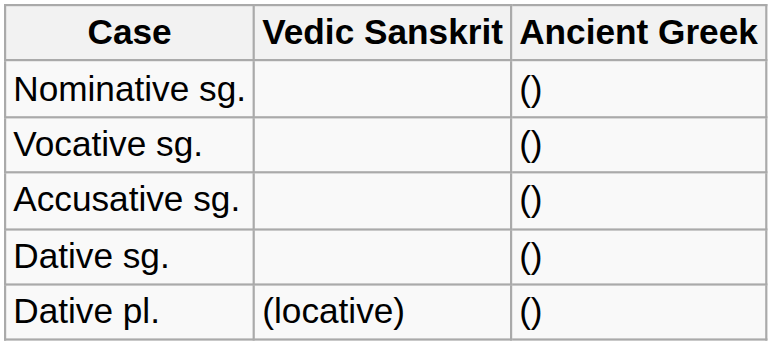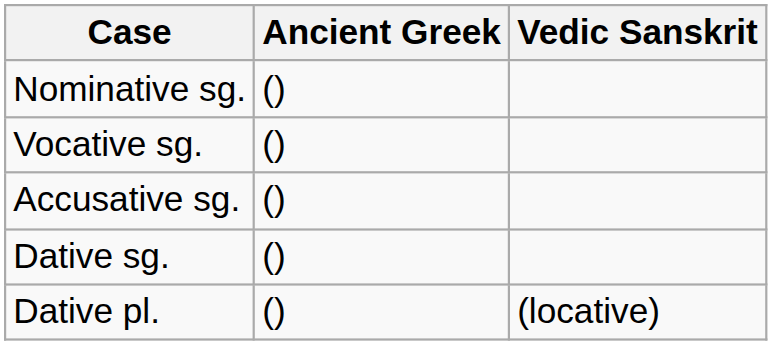columns swapped: (638, 32) <-> (383, 32)
